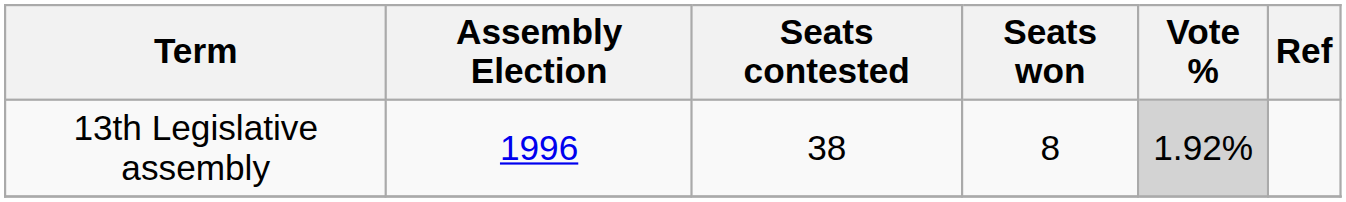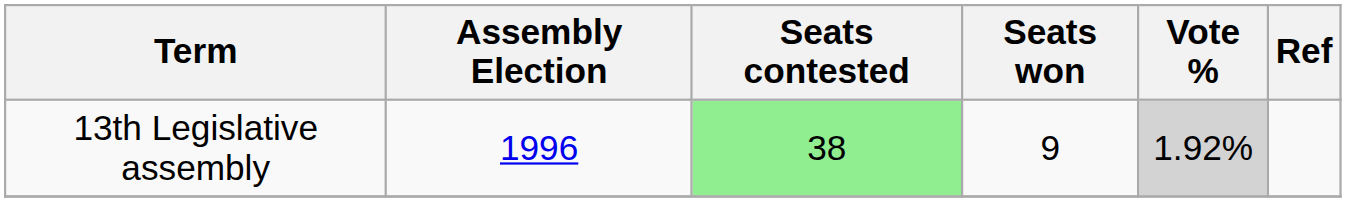(827, 147) no background -> (827, 147) lightgreen background
(1050, 147) 8 -> (1050, 147) 9
